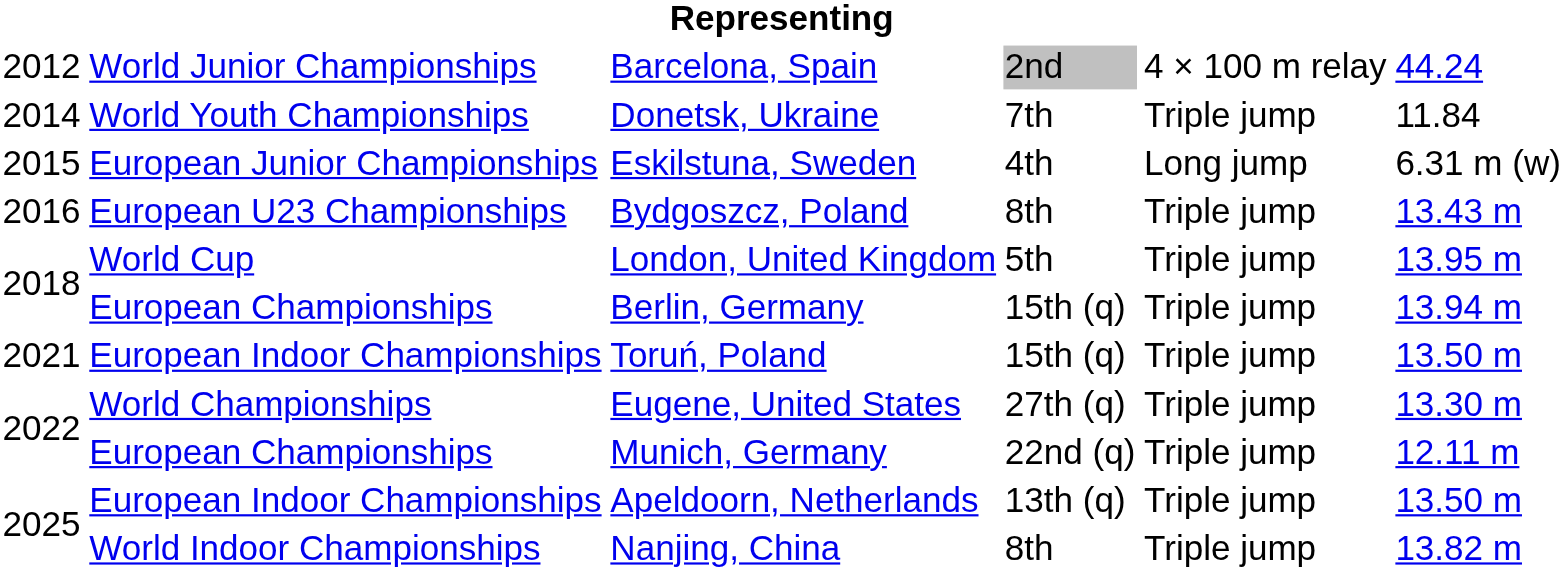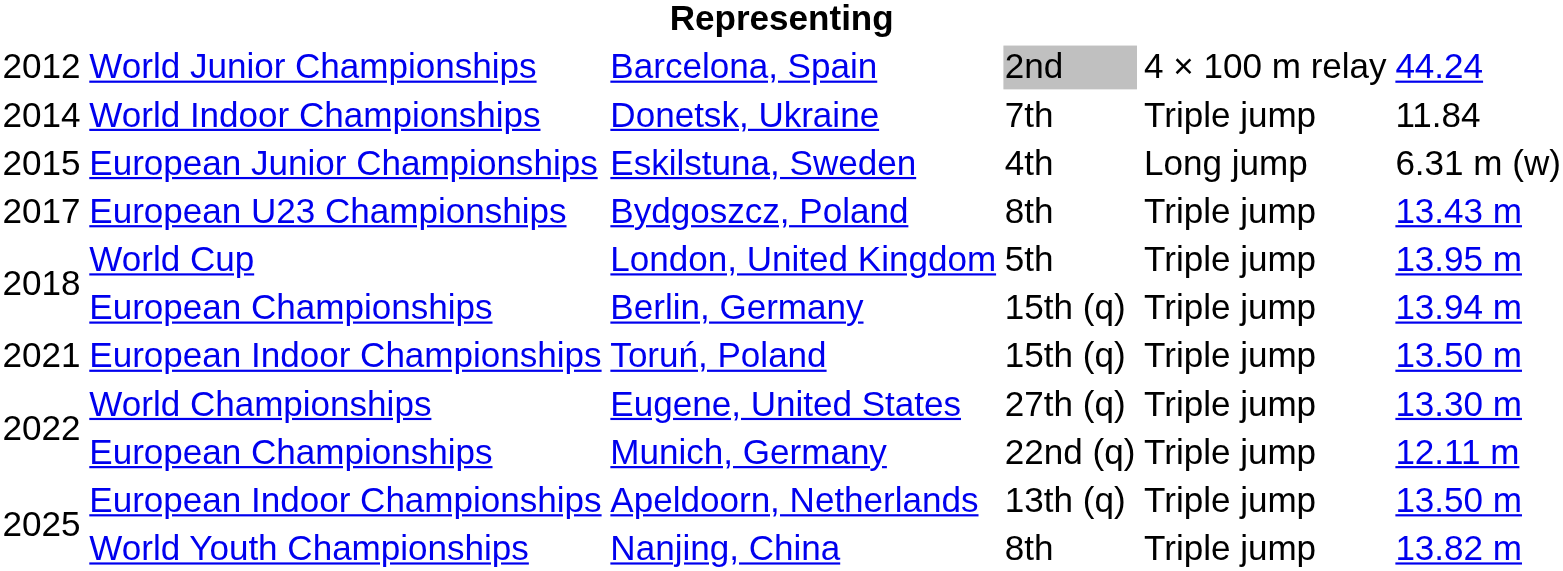(309, 115) World Youth Championships -> (315, 115) World Indoor Championships
(42, 211) 2016 -> (42, 211) 2017
(315, 548) World Indoor Championships -> (309, 548) World Youth Championships
